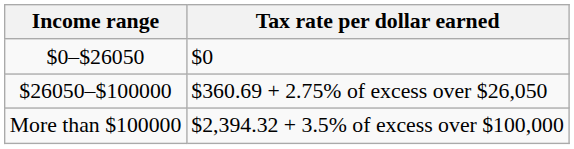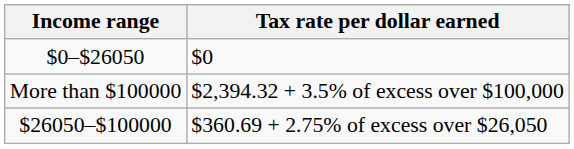rows swapped: (369, 90) <-> (378, 125)
